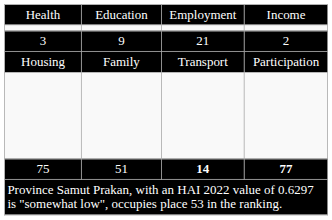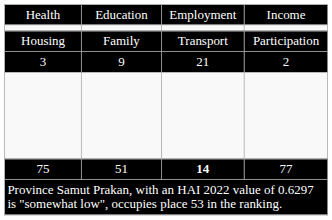rows swapped: (43, 41) <-> (43, 61)
(286, 169) bold -> (286, 169) normal
